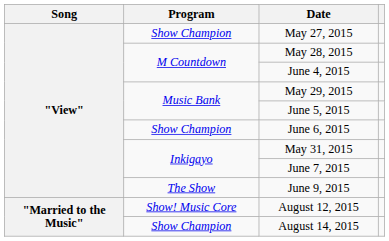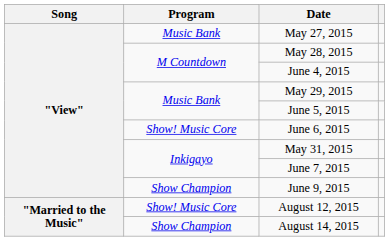(191, 33) Show Champion -> (191, 33) Music Bank
(191, 129) Show Champion -> (191, 129) Show! Music Core
(191, 187) The Show -> (191, 187) Show Champion
